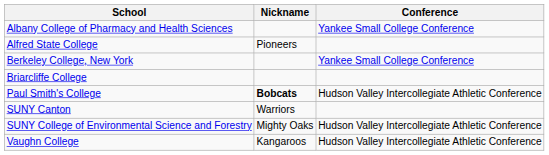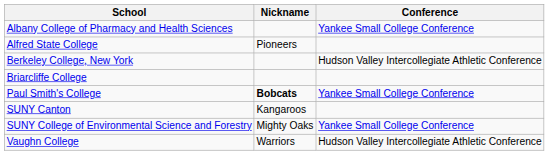(396, 61) Yankee Small College Conference -> (430, 61) Hudson Valley Intercollegiate Athletic Conference
(430, 93) Hudson Valley Intercollegiate Athletic Conference -> (396, 93) Yankee Small College Conference
(276, 110) Warriors -> (281, 110) Kangaroos
(430, 126) Hudson Valley Intercollegiate Athletic Conference -> (396, 126) Yankee Small College Conference
(281, 142) Kangaroos -> (276, 142) Warriors
